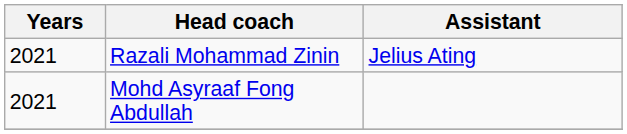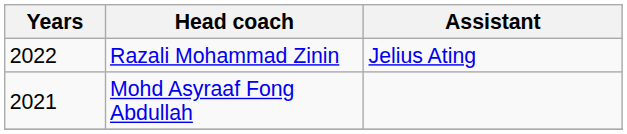(33, 55) 2021 -> (33, 55) 2022
